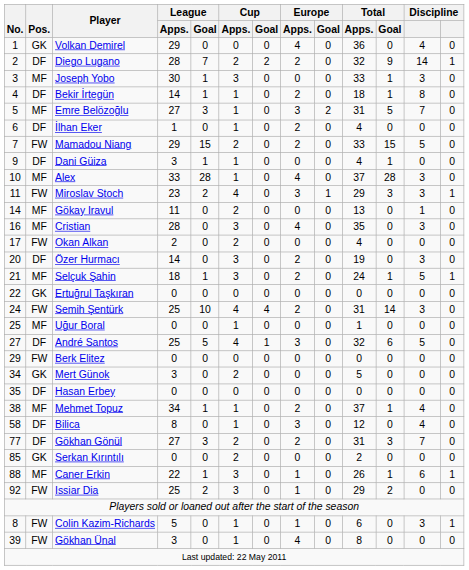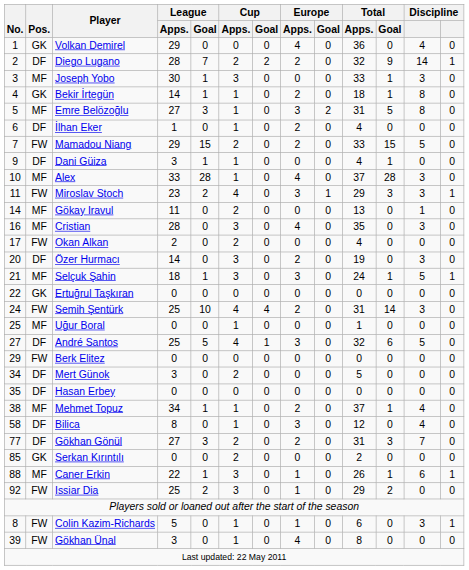(39, 95) DF -> (39, 95) GK
(422, 111) 7 -> (422, 111) 8
(297, 276) 2 -> (297, 276) 3
(39, 375) GK -> (39, 375) DF
